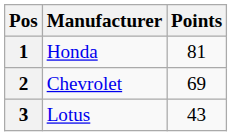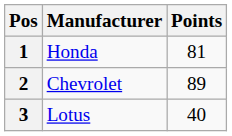(197, 83) 69 -> (197, 83) 89
(197, 115) 43 -> (197, 115) 40
